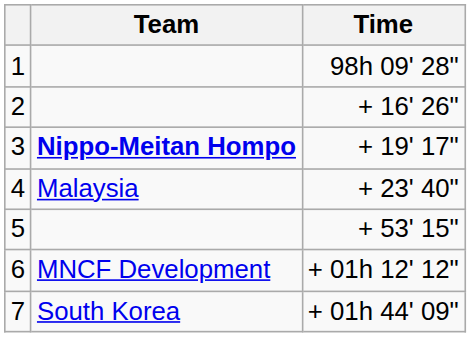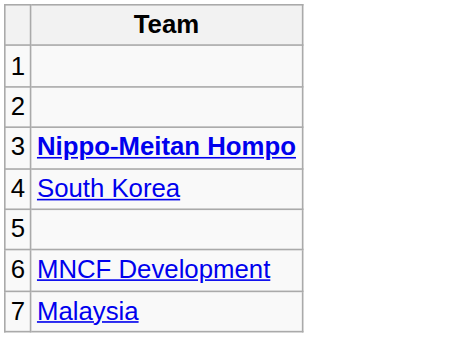- column: (383, 24)
(88, 188) Malaysia -> (109, 188) South Korea
(109, 310) South Korea -> (88, 310) Malaysia
